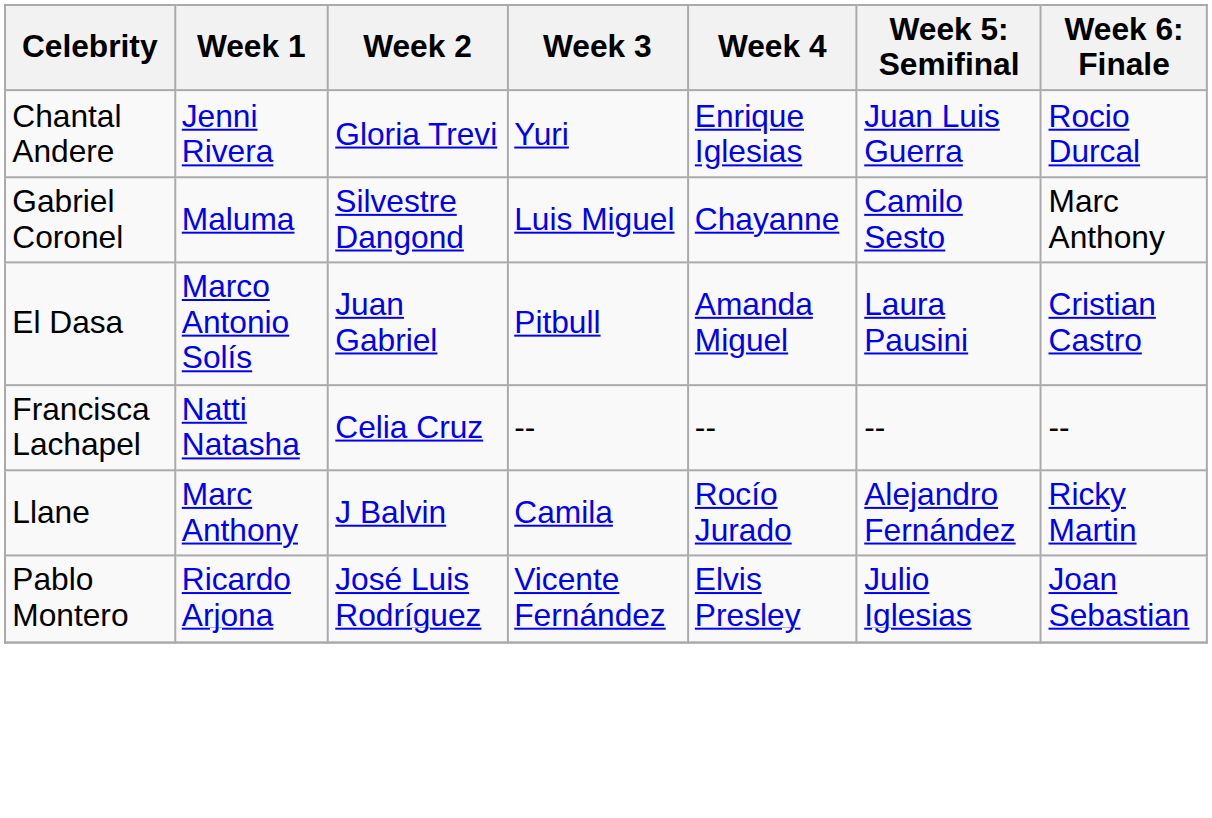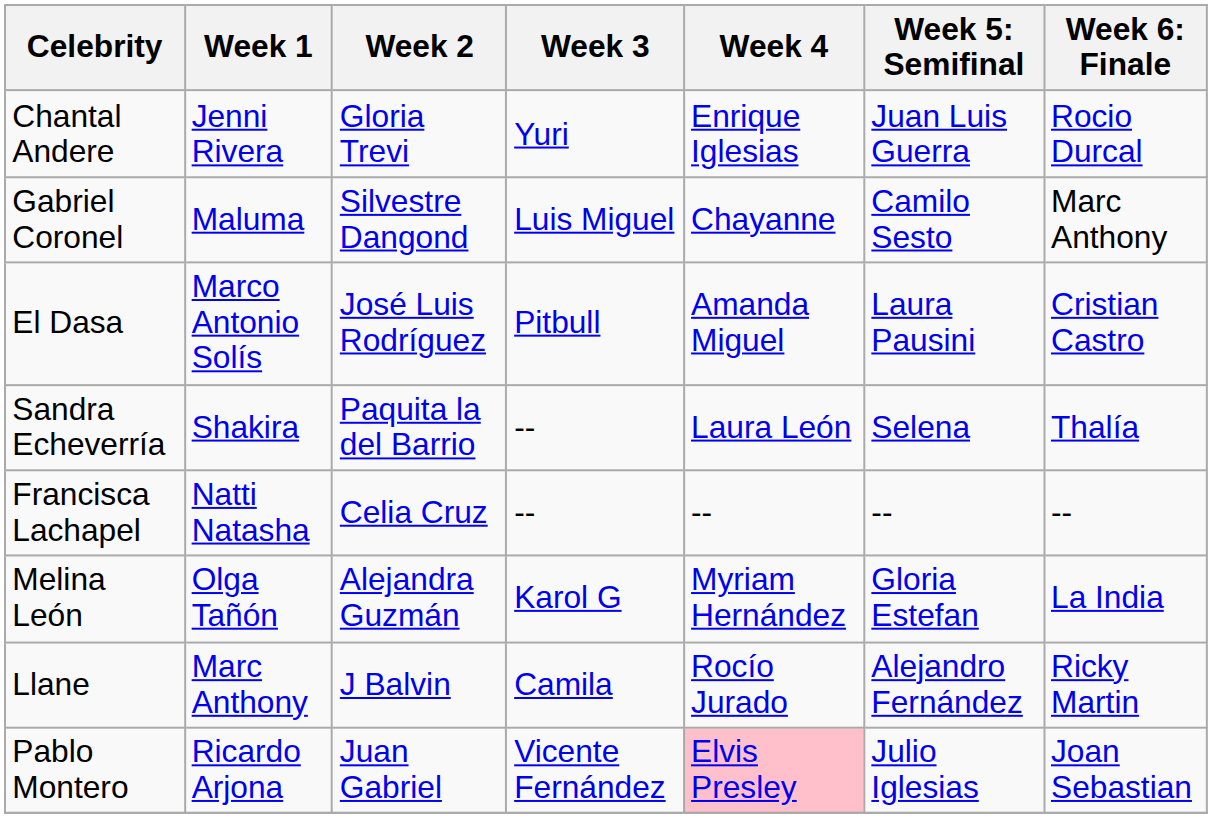(386, 322) Juan Gabriel -> (413, 322) José Luis Rodríguez
+ row: (89, 426)
+ row: (59, 598)
(408, 598) José Luis Rodríguez -> (391, 770) Juan Gabriel
(748, 598) no background -> (744, 770) pink background
